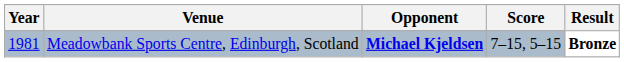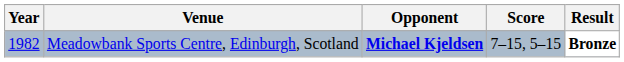(24, 43) 1981 -> (24, 43) 1982
